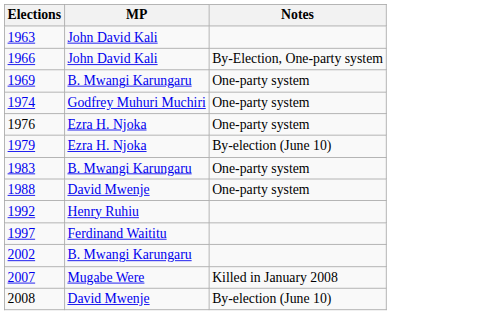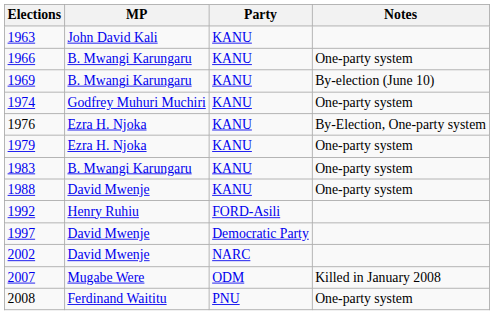+ column: (260, 15)
(113, 59) John David Kali -> (130, 59) B. Mwangi Karungaru
(298, 59) By-Election, One-party system -> (364, 59) One-party system
(261, 80) One-party system -> (375, 80) By-election (June 10)
(261, 124) One-party system -> (401, 124) By-Election, One-party system
(272, 146) By-election (June 10) -> (364, 146) One-party system
(117, 233) Ferdinand Waititu -> (109, 233) David Mwenje
(130, 255) B. Mwangi Karungaru -> (109, 255) David Mwenje
(109, 299) David Mwenje -> (117, 299) Ferdinand Waititu
(272, 299) By-election (June 10) -> (364, 299) One-party system
